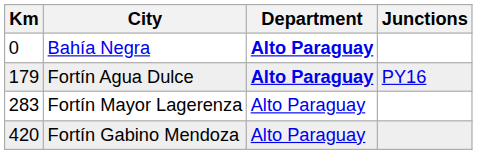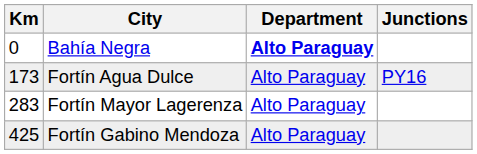(24, 76) 179 -> (24, 76) 173
(312, 76) bold -> (308, 76) normal
(24, 134) 420 -> (24, 134) 425
